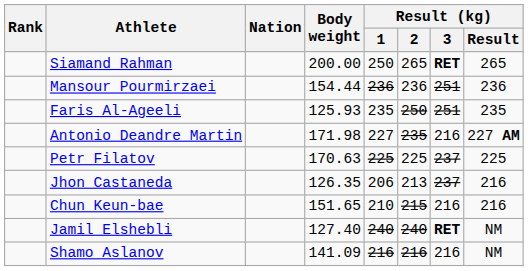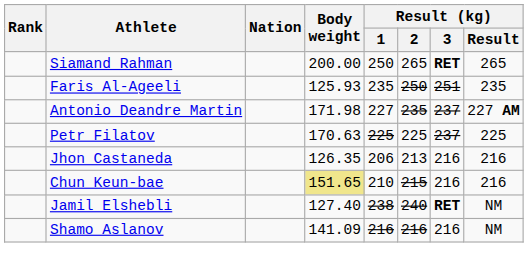- row: (133, 88)
(447, 135) 216 -> (447, 111) 237
(447, 183) 237 -> (447, 159) 216
(335, 206) no background -> (335, 183) khaki background
(381, 230) 240 -> (381, 206) 238
